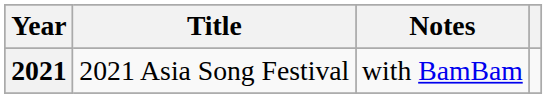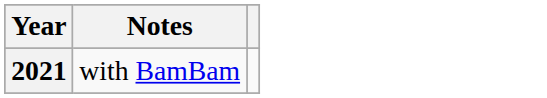- column: (214, 26)
